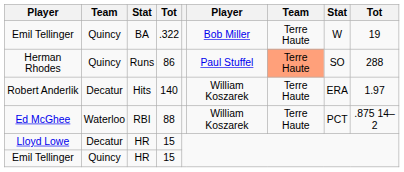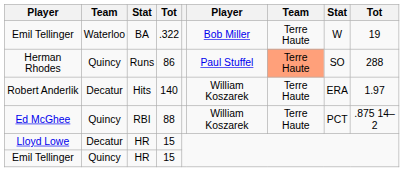(104, 35) Quincy -> (104, 35) Waterloo
(104, 119) Waterloo -> (104, 119) Quincy
